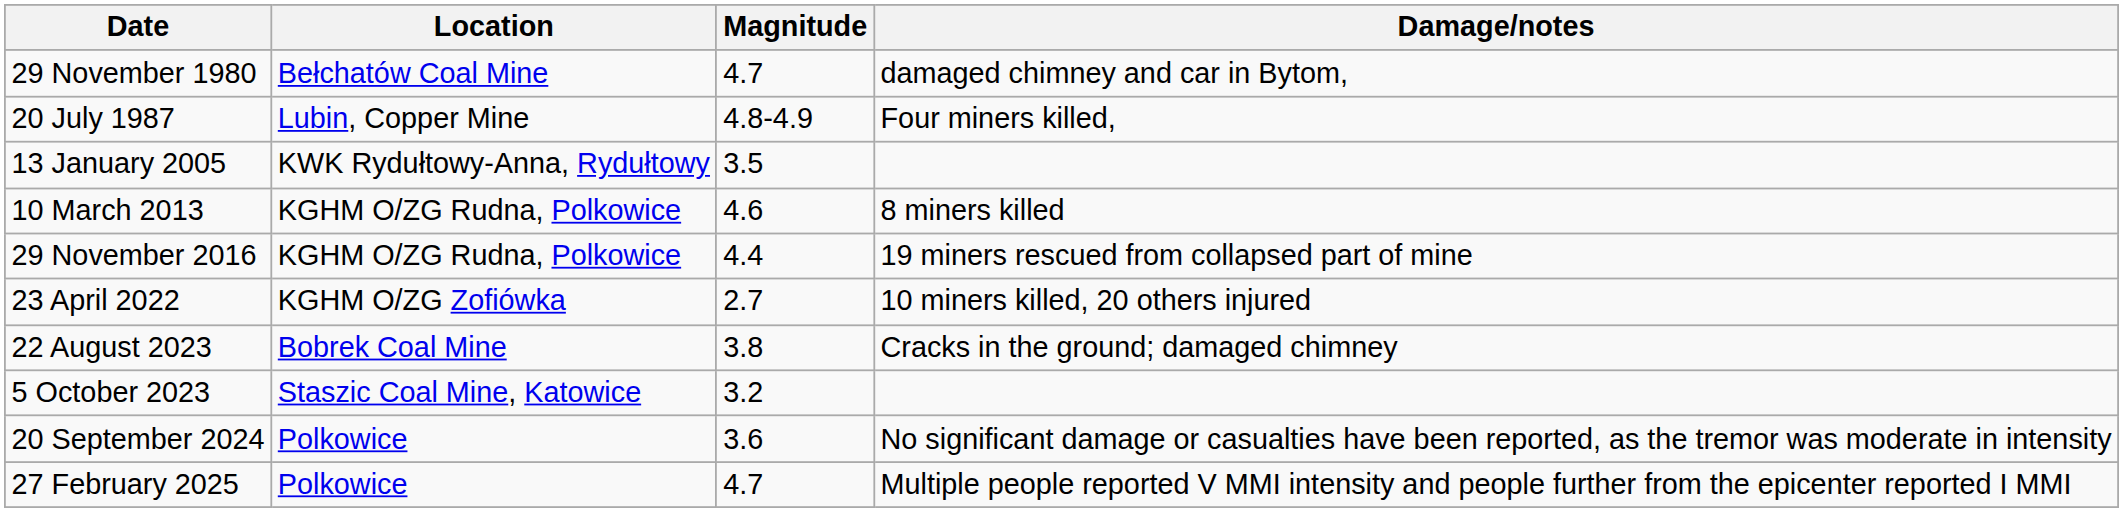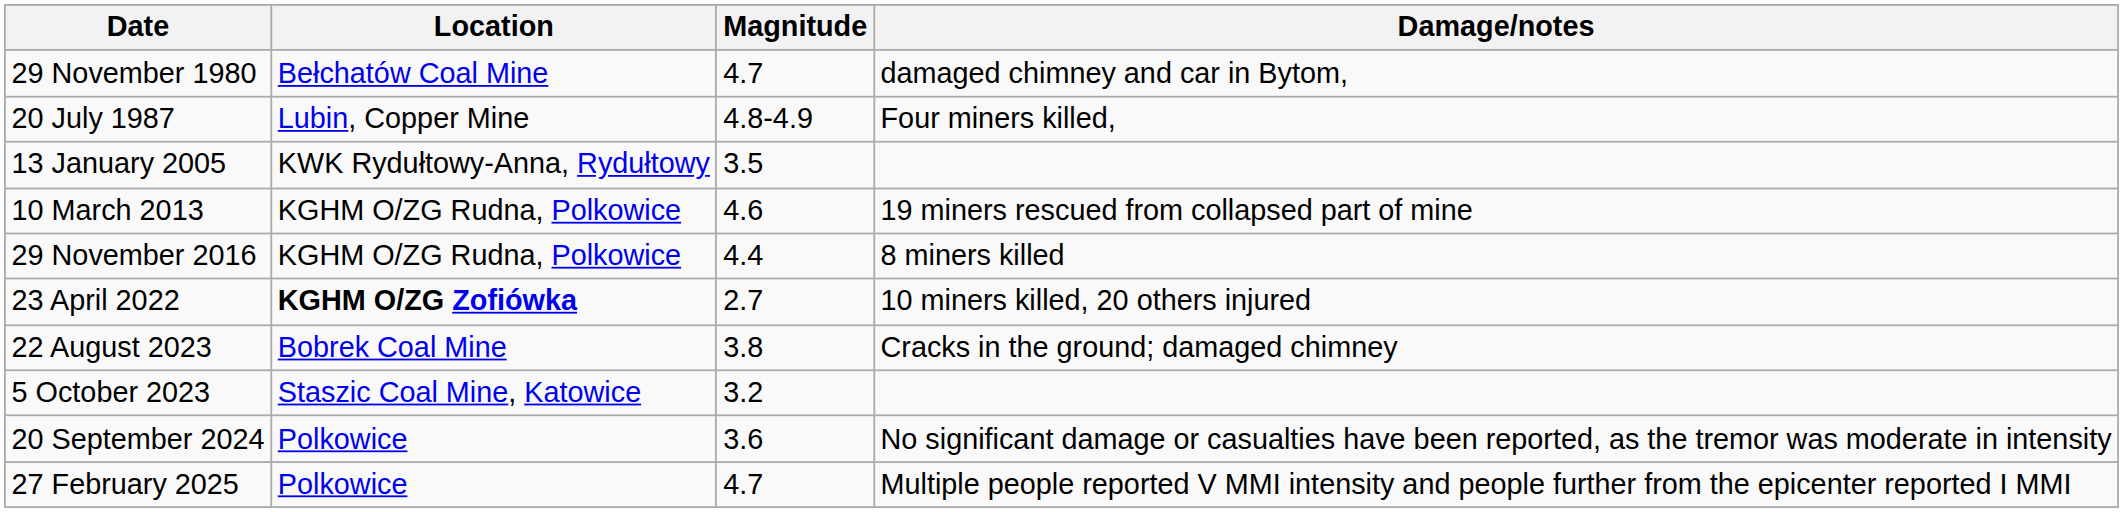(973, 210) 8 miners killed -> (1177, 210) 19 miners rescued from collapsed part of mine
(1177, 255) 19 miners rescued from collapsed part of mine -> (973, 255) 8 miners killed
(422, 301) normal -> (427, 301) bold
